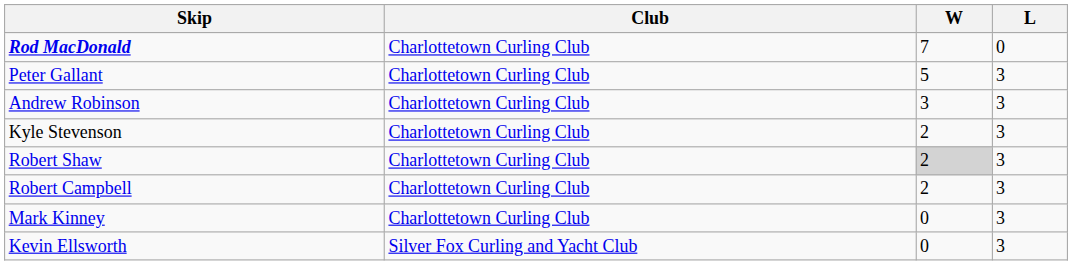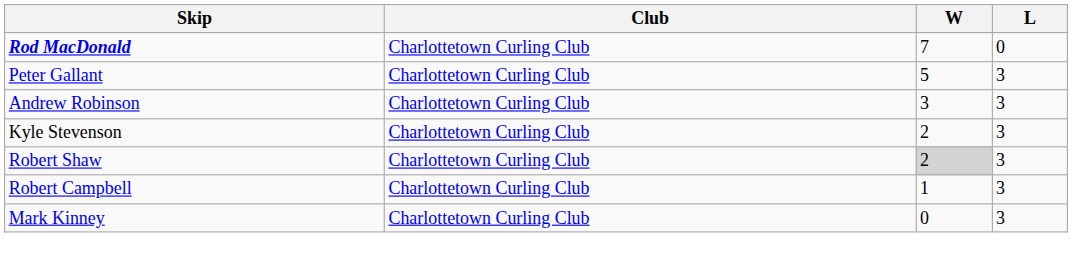(925, 189) 2 -> (925, 189) 1
- row: (68, 246)
